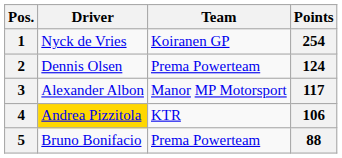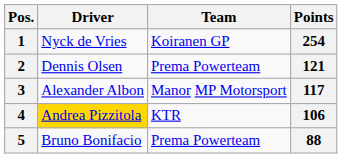(314, 65) 124 -> (314, 65) 121
